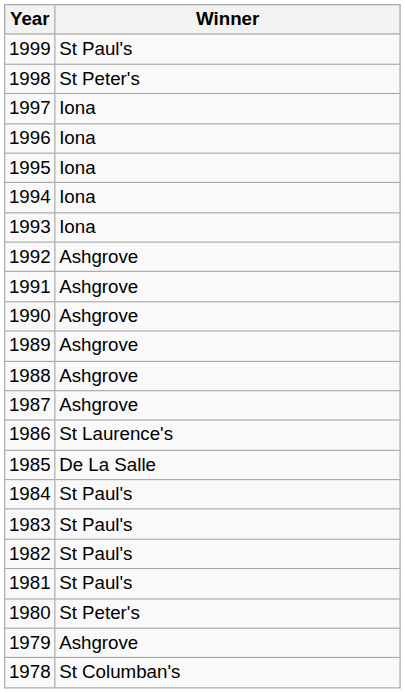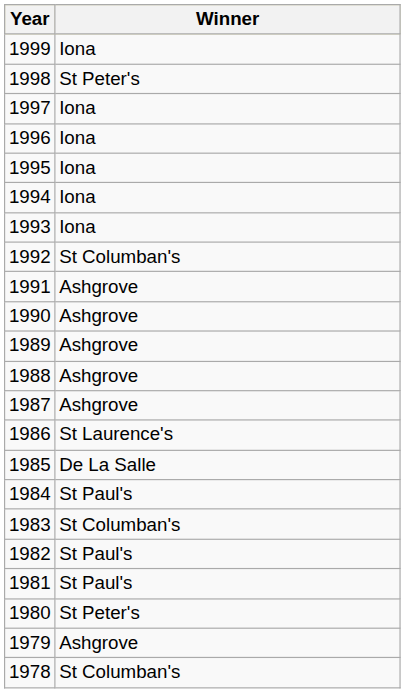(96, 49) St Paul's -> (77, 49) Iona
(99, 256) Ashgrove -> (120, 256) St Columban's
(96, 524) St Paul's -> (120, 524) St Columban's
